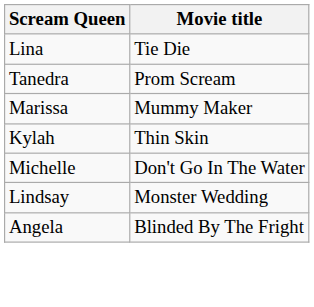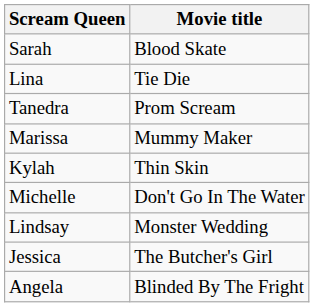+ row: (30, 49)
+ row: (35, 256)
